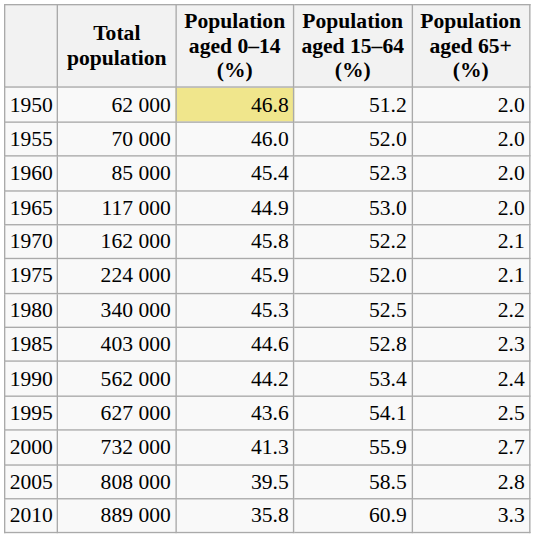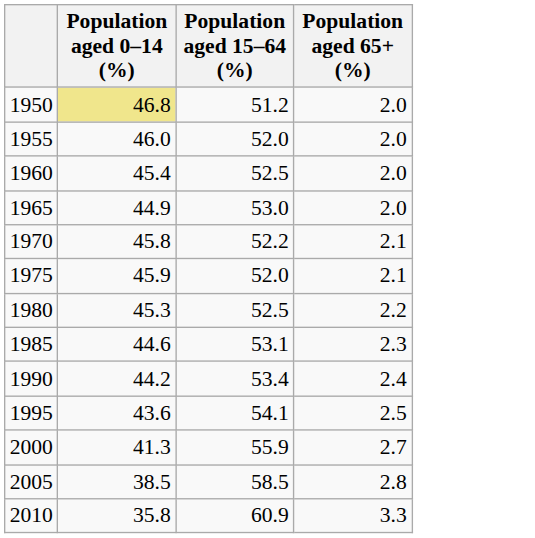- column: (117, 45)
(388, 172) 52.3 -> (270, 172) 52.5
(388, 344) 52.8 -> (270, 344) 53.1
(270, 481) 39.5 -> (152, 481) 38.5
